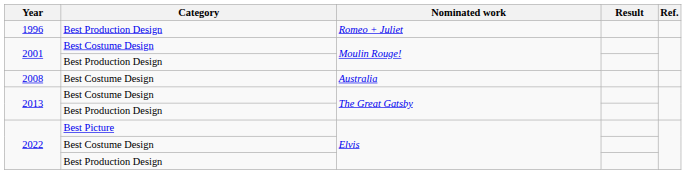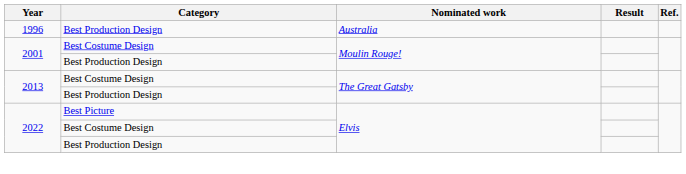(371, 29) Romeo + Juliet -> (358, 29) Australia
- row: (33, 78)
